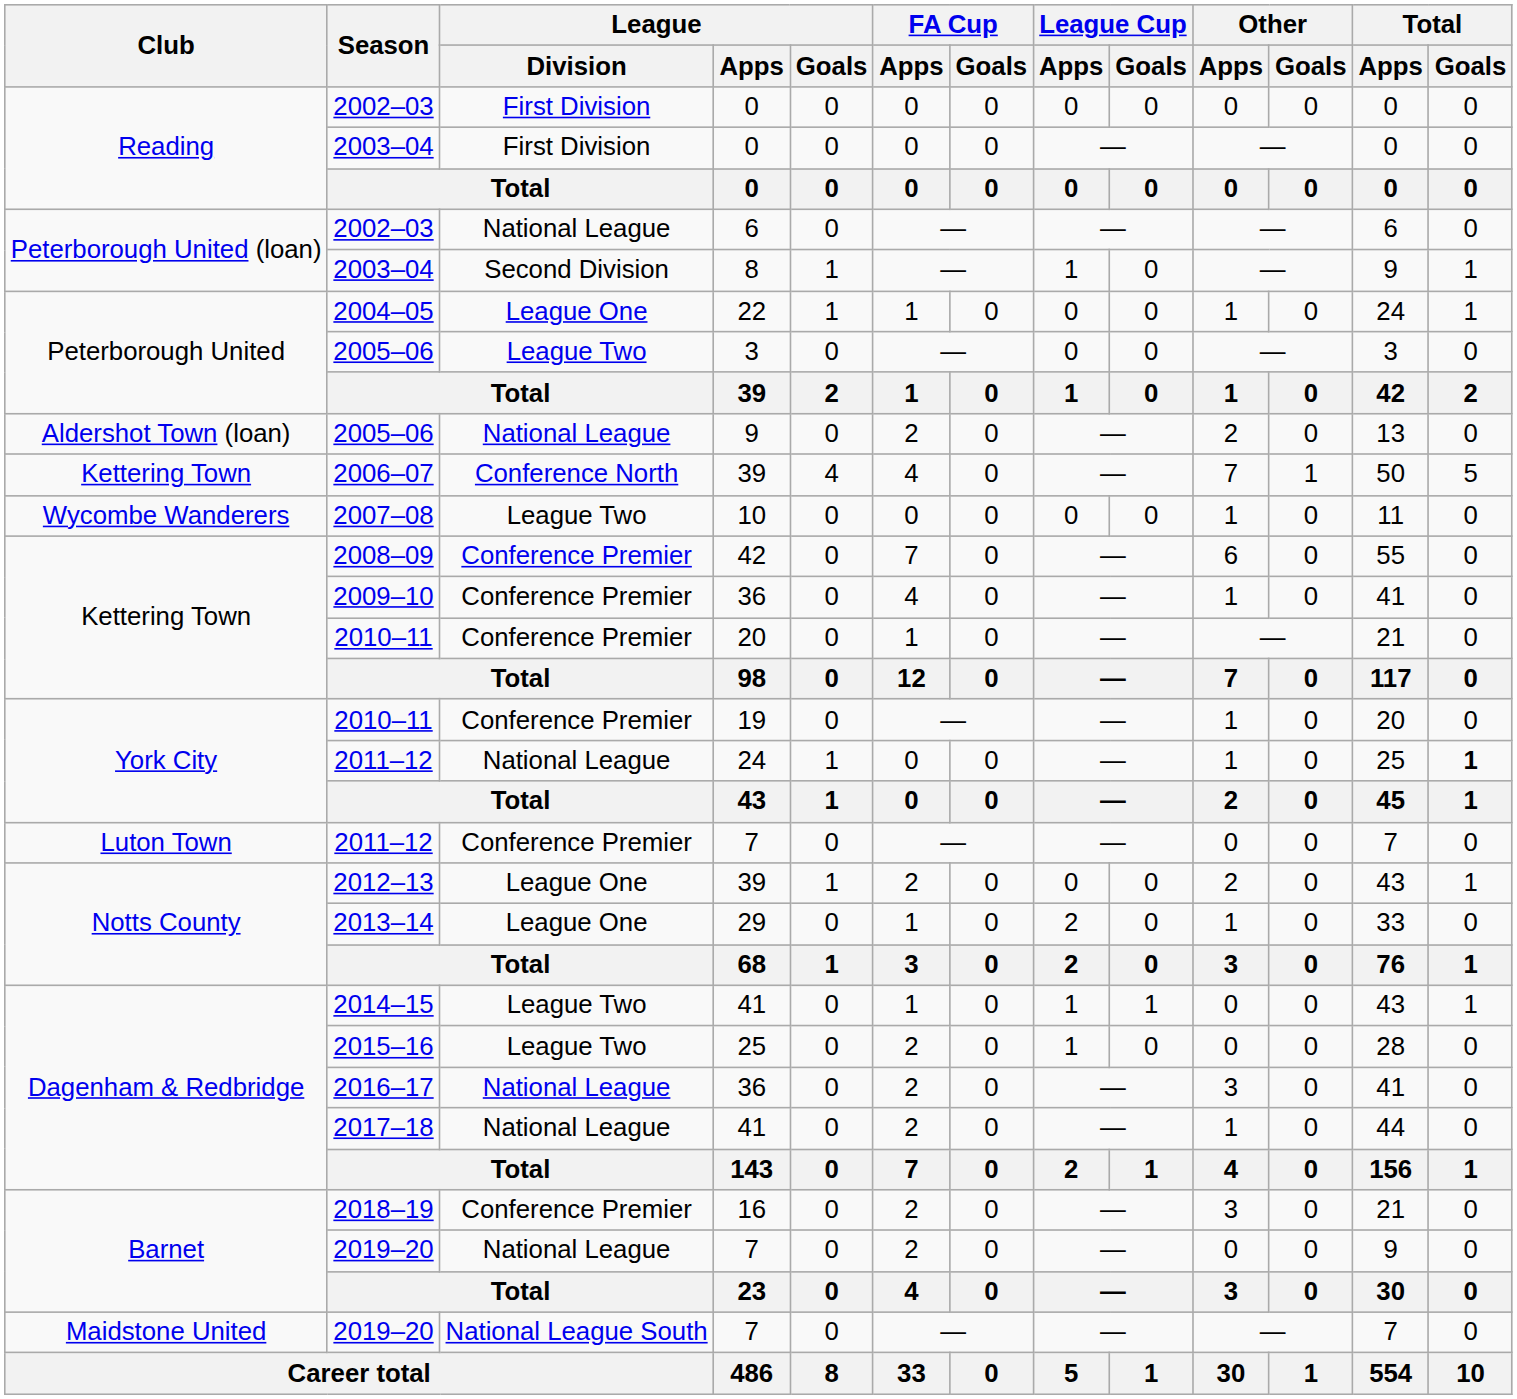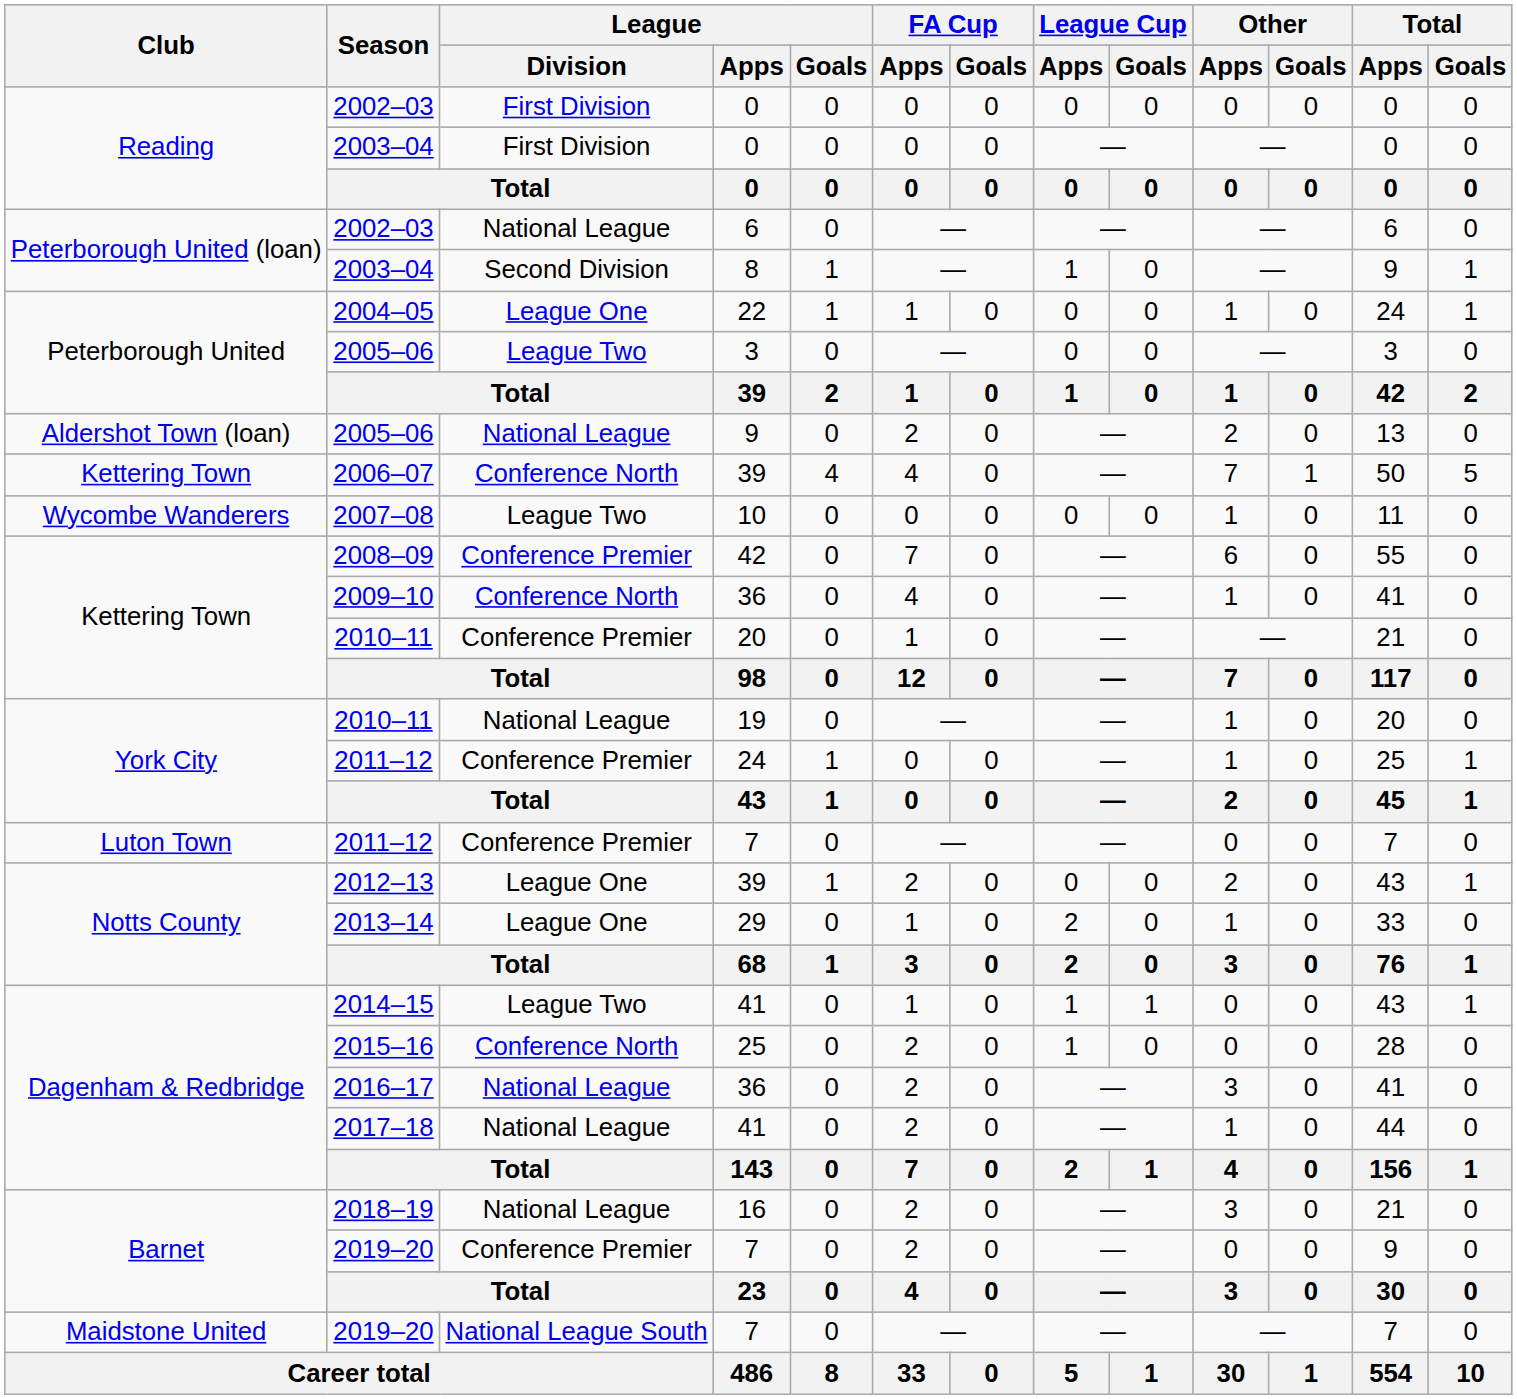(577, 596) Conference Premier -> (577, 596) Conference North
(577, 719) Conference Premier -> (577, 719) National League
(577, 760) National League -> (577, 760) Conference Premier
(1471, 760) bold -> (1471, 760) normal
(577, 1046) League Two -> (577, 1046) Conference North
(577, 1209) Conference Premier -> (577, 1209) National League
(577, 1250) National League -> (577, 1250) Conference Premier
